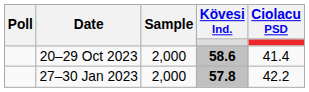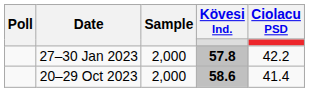rows swapped: (89, 55) <-> (89, 76)
